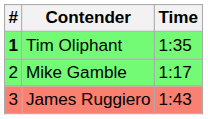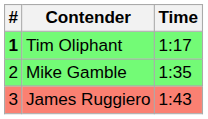(175, 45) 1:35 -> (175, 45) 1:17
(175, 72) 1:17 -> (175, 72) 1:35
